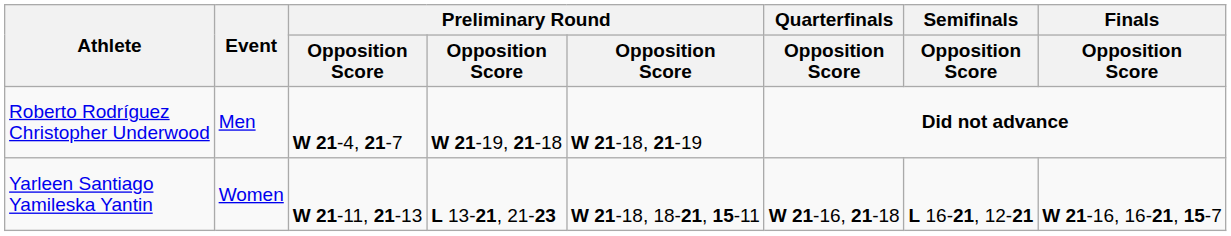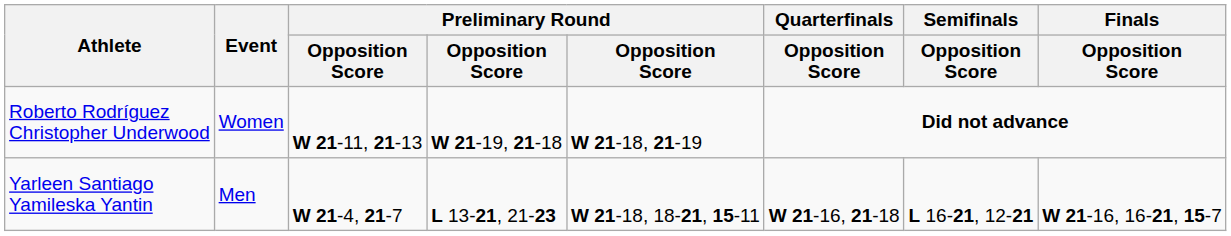(237, 122) Men -> (251, 122) Women
(348, 143) W 21-4, 21-7 -> (357, 143) W 21-11, 21-13
(251, 195) Women -> (237, 195) Men
(357, 216) W 21-11, 21-13 -> (348, 216) W 21-4, 21-7
